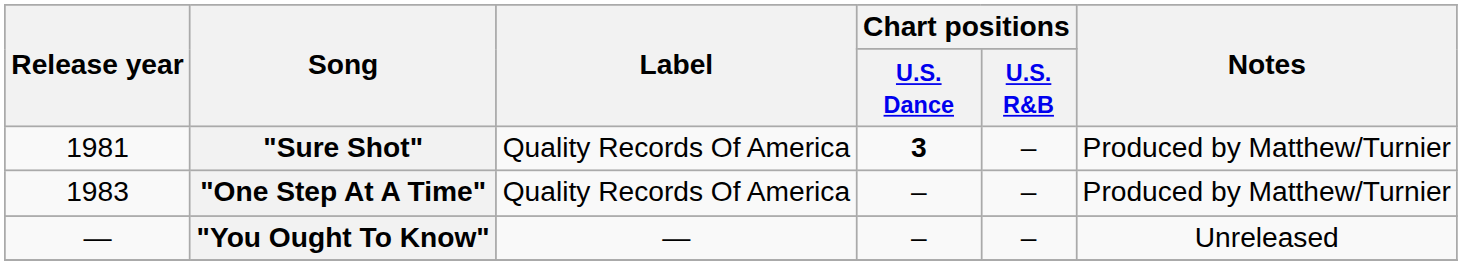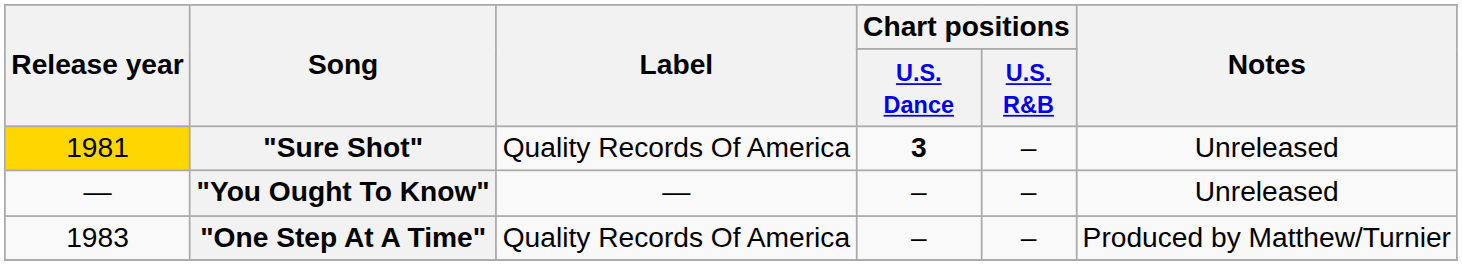(97, 147) no background -> (97, 147) gold background
(1267, 147) Produced by Matthew/Turnier -> (1267, 147) Unreleased
rows swapped: (343, 192) <-> (343, 237)
